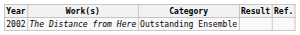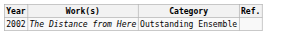- column: (256, 11)
